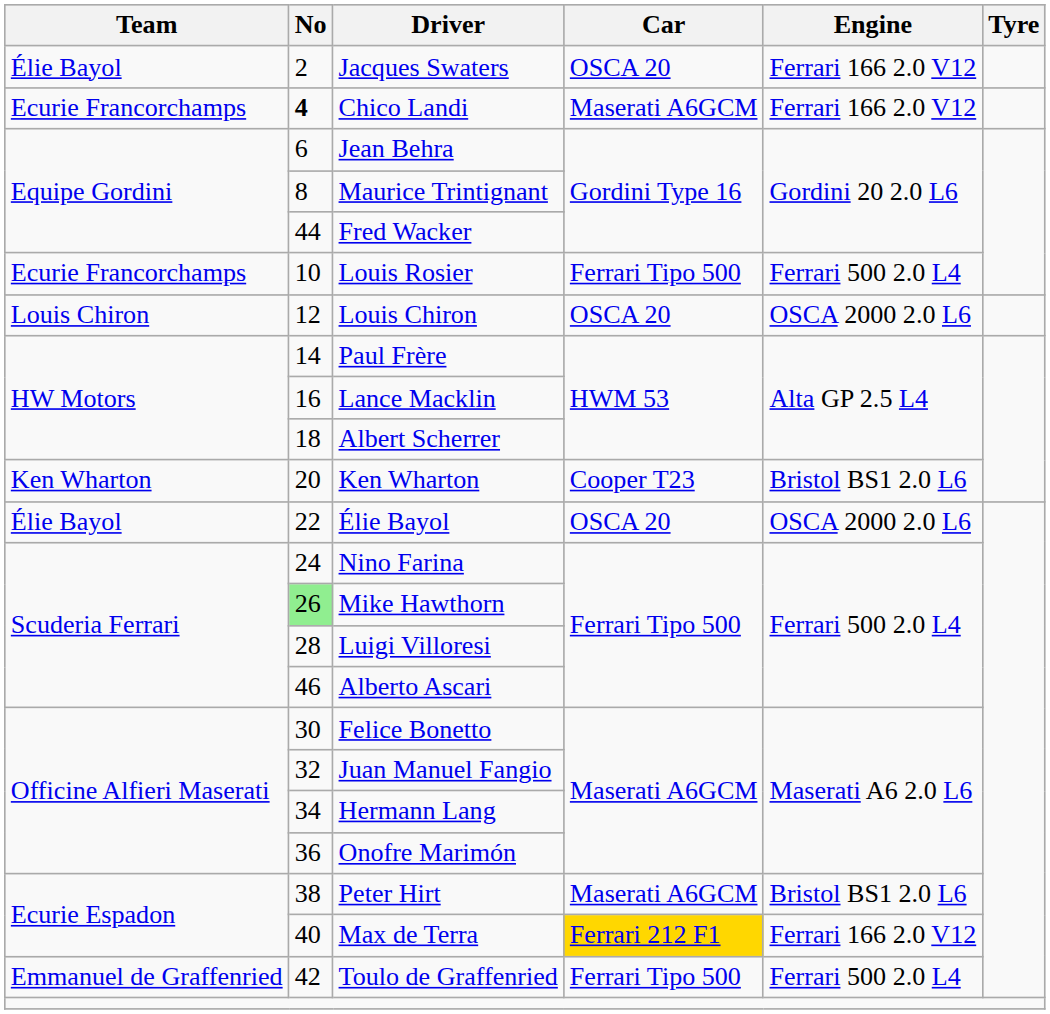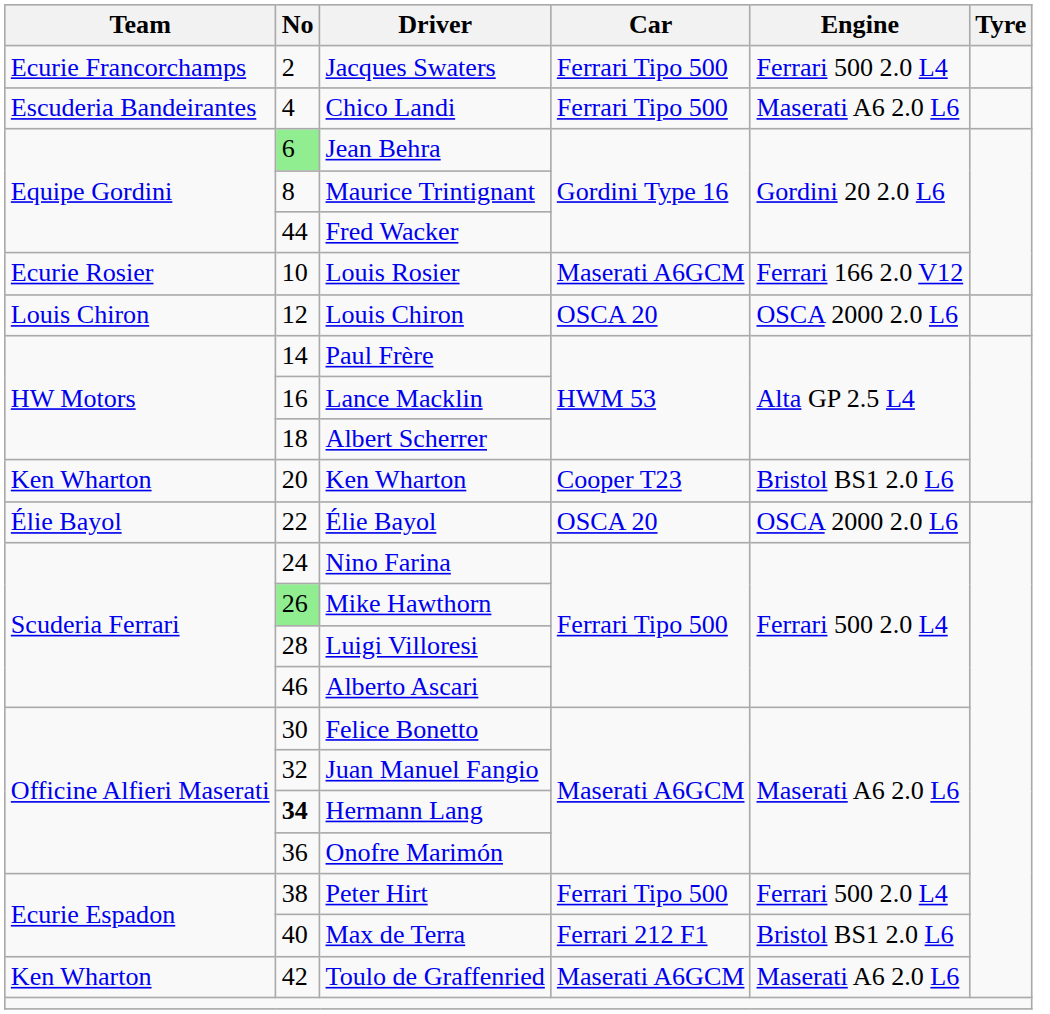(66, 66) Élie Bayol -> (129, 66) Ecurie Francorchamps
(620, 66) OSCA 20 -> (642, 66) Ferrari Tipo 500
(873, 66) Ferrari 166 2.0 V12 -> (852, 66) Ferrari 500 2.0 L4
(129, 107) Ecurie Francorchamps -> (134, 107) Escuderia Bandeirantes
(301, 107) bold -> (288, 107) normal
(664, 107) Maserati A6GCM -> (642, 107) Ferrari Tipo 500
(873, 107) Ferrari 166 2.0 V12 -> (858, 107) Maserati A6 2.0 L6
(301, 149) no background -> (288, 149) lightgreen background
(129, 273) Ecurie Francorchamps -> (82, 273) Ecurie Rosier
(655, 273) Ferrari Tipo 500 -> (651, 273) Maserati A6GCM
(865, 273) Ferrari 500 2.0 L4 -> (860, 273) Ferrari 166 2.0 V12
(308, 811) normal -> (295, 811) bold
(664, 893) Maserati A6GCM -> (642, 893) Ferrari Tipo 500
(868, 893) Bristol BS1 2.0 L6 -> (852, 893) Ferrari 500 2.0 L4
(645, 935) gold background -> (632, 935) no background
(873, 935) Ferrari 166 2.0 V12 -> (855, 935) Bristol BS1 2.0 L6
(147, 976) Emmanuel de Graffenried -> (81, 976) Ken Wharton
(655, 976) Ferrari Tipo 500 -> (651, 976) Maserati A6GCM
(865, 976) Ferrari 500 2.0 L4 -> (858, 976) Maserati A6 2.0 L6
